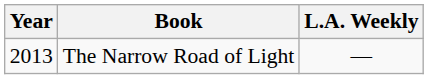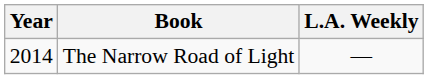(31, 55) 2013 -> (31, 55) 2014
